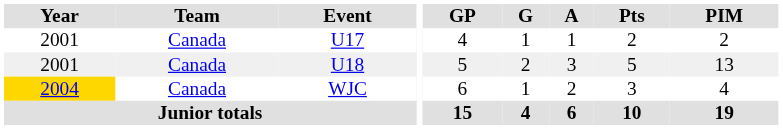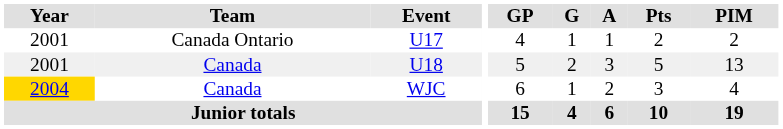(197, 40) Canada -> (232, 40) Canada Ontario
